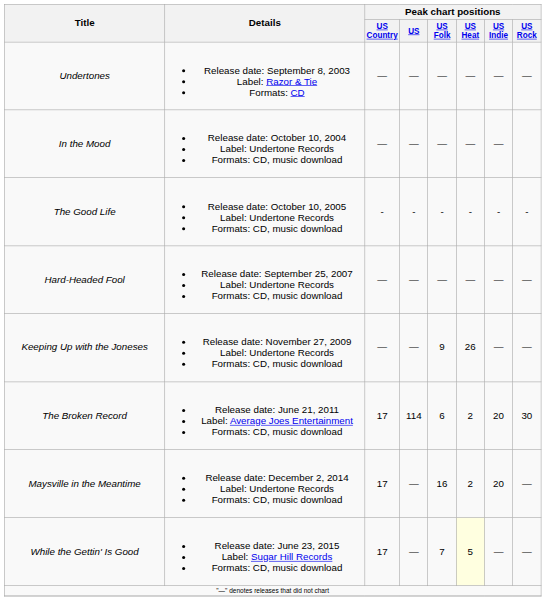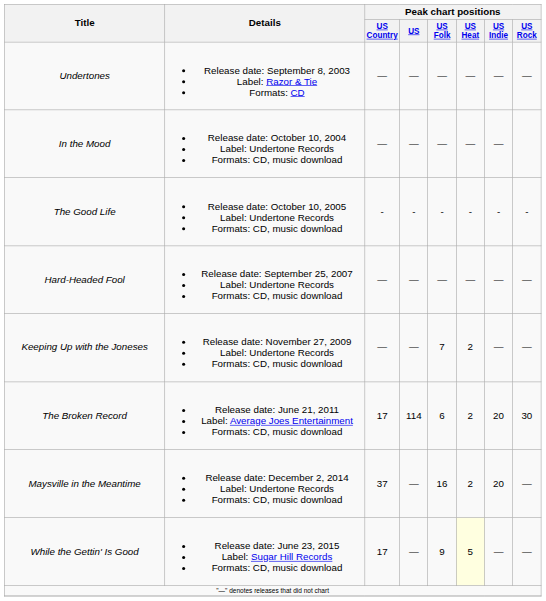(442, 347) 9 -> (442, 347) 7
(470, 347) 26 -> (470, 347) 2
(382, 483) 17 -> (382, 483) 37
(442, 551) 7 -> (442, 551) 9
